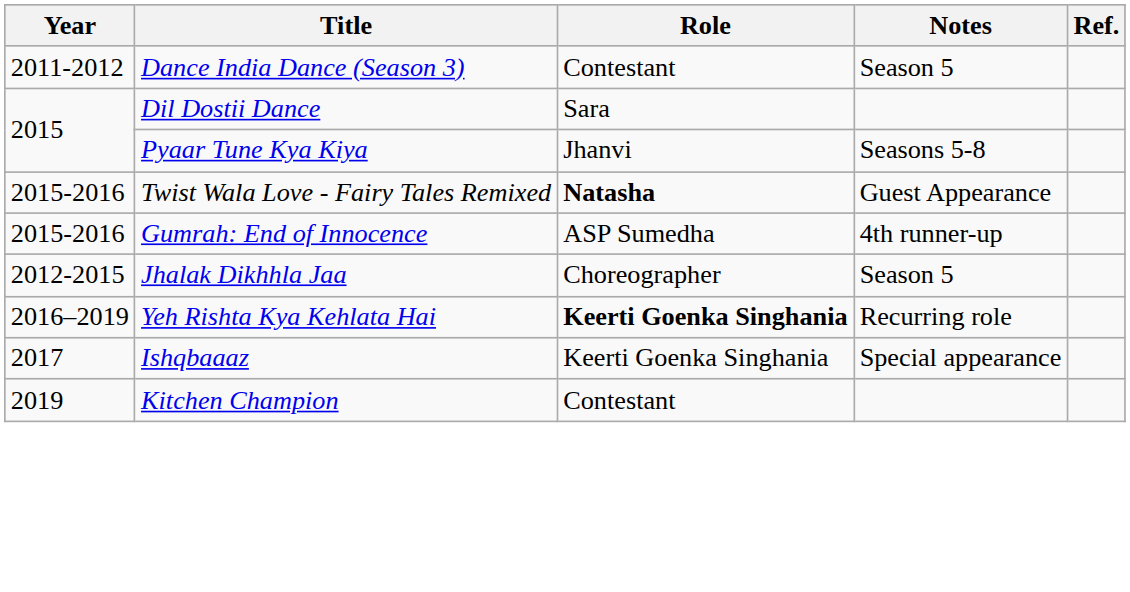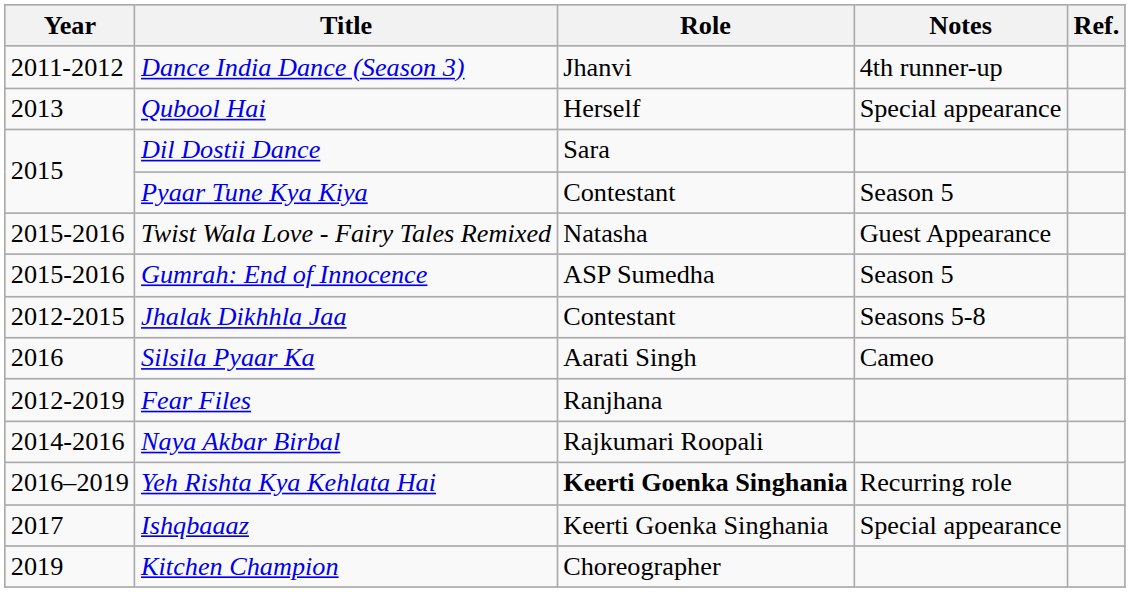(619, 66) Contestant -> (598, 66) Jhanvi
(907, 66) Season 5 -> (931, 66) 4th runner-up
+ row: (203, 108)
(598, 150) Jhanvi -> (619, 191) Contestant
(923, 150) Seasons 5-8 -> (907, 191) Season 5
(609, 191) bold -> (605, 233) normal
(931, 233) 4th runner-up -> (907, 274) Season 5
(642, 274) Choreographer -> (619, 316) Contestant
(907, 274) Season 5 -> (923, 316) Seasons 5-8
+ row: (228, 358)
+ row: (196, 399)
+ row: (241, 441)
(619, 399) Contestant -> (642, 566) Choreographer
